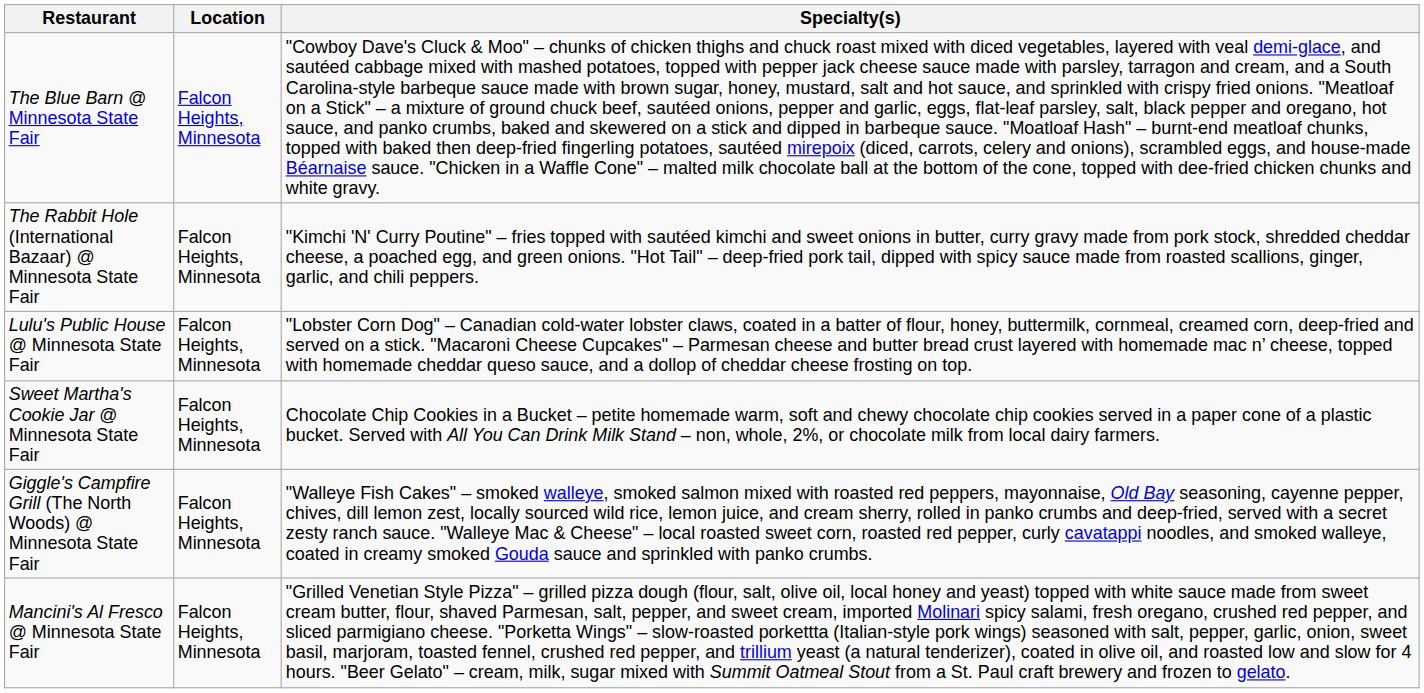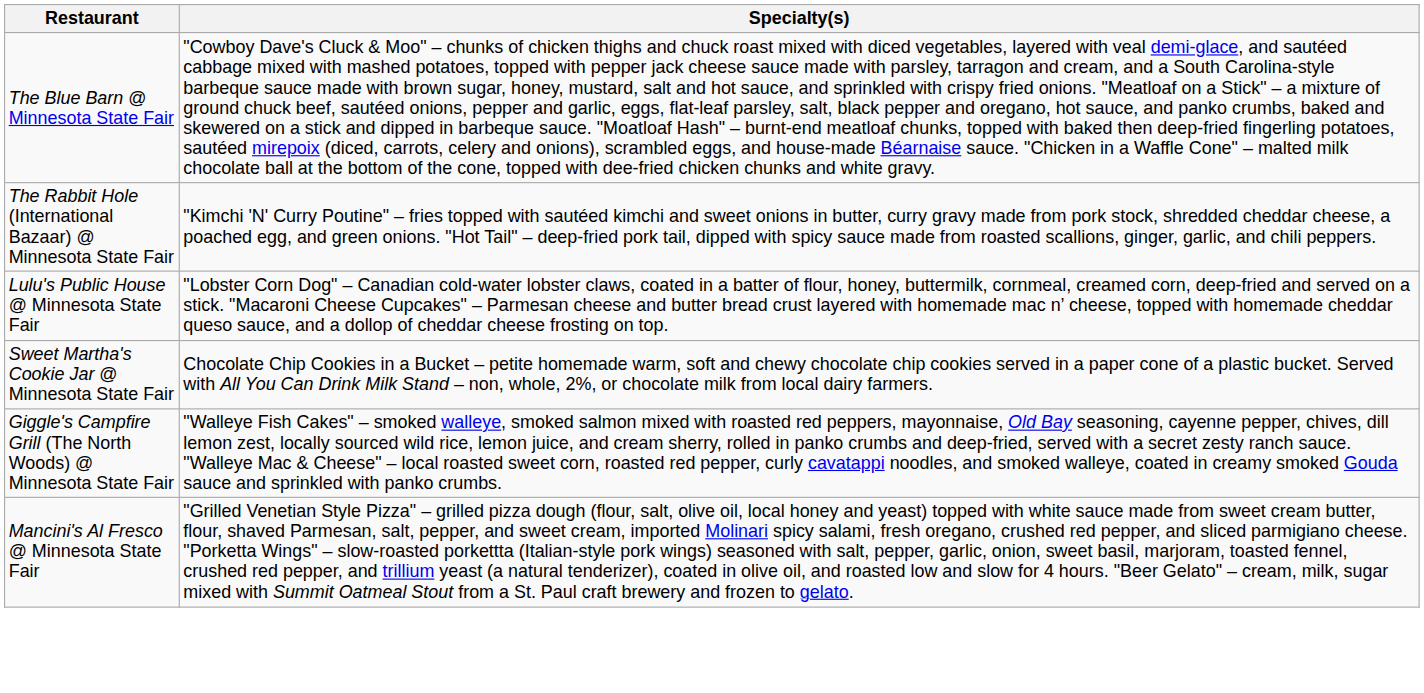- column: (228, 18)
